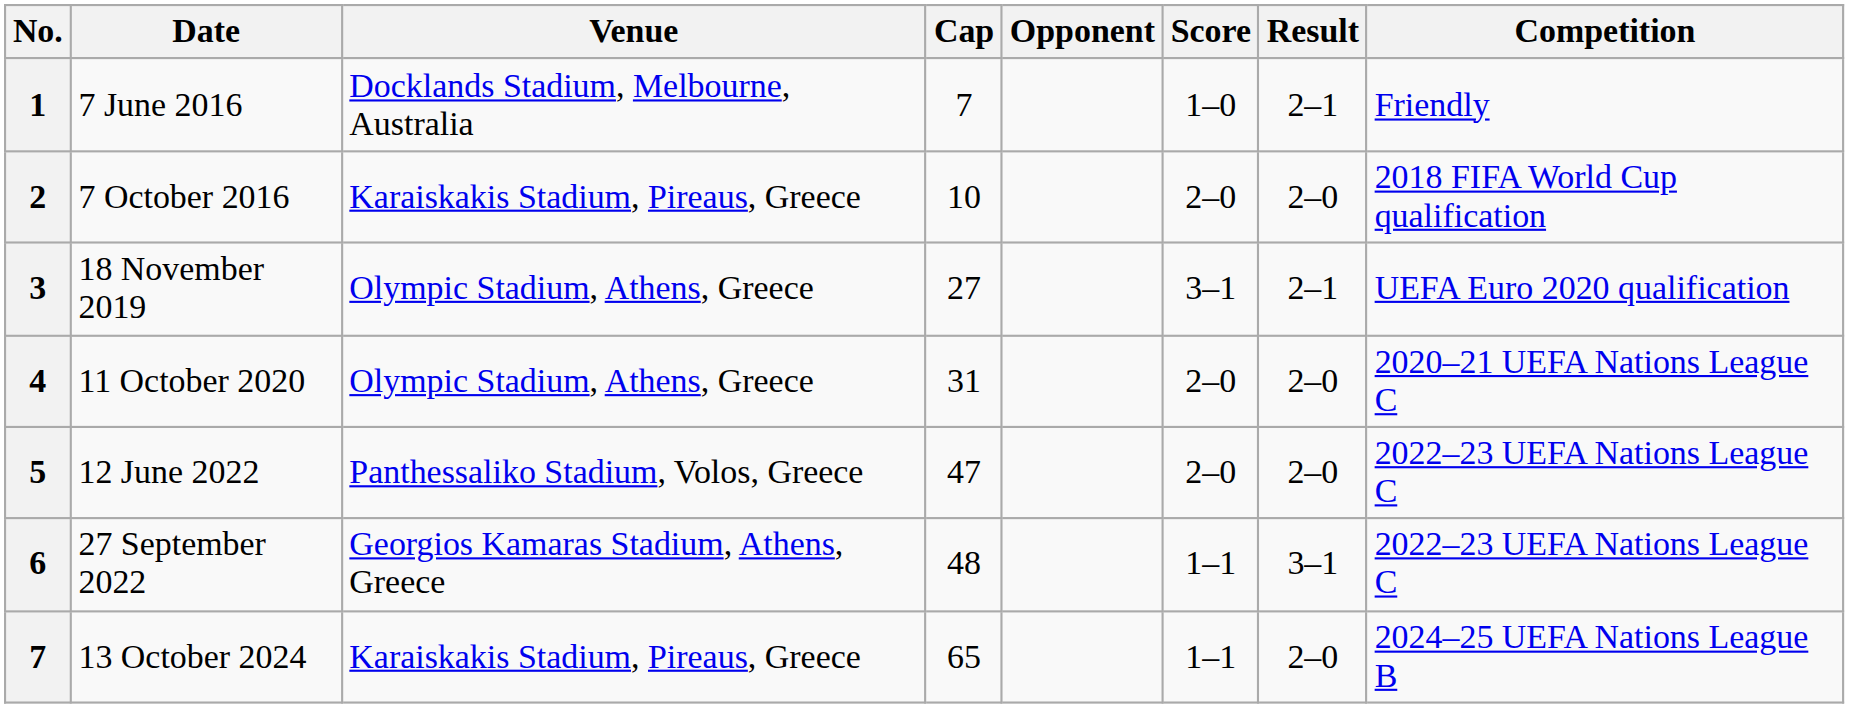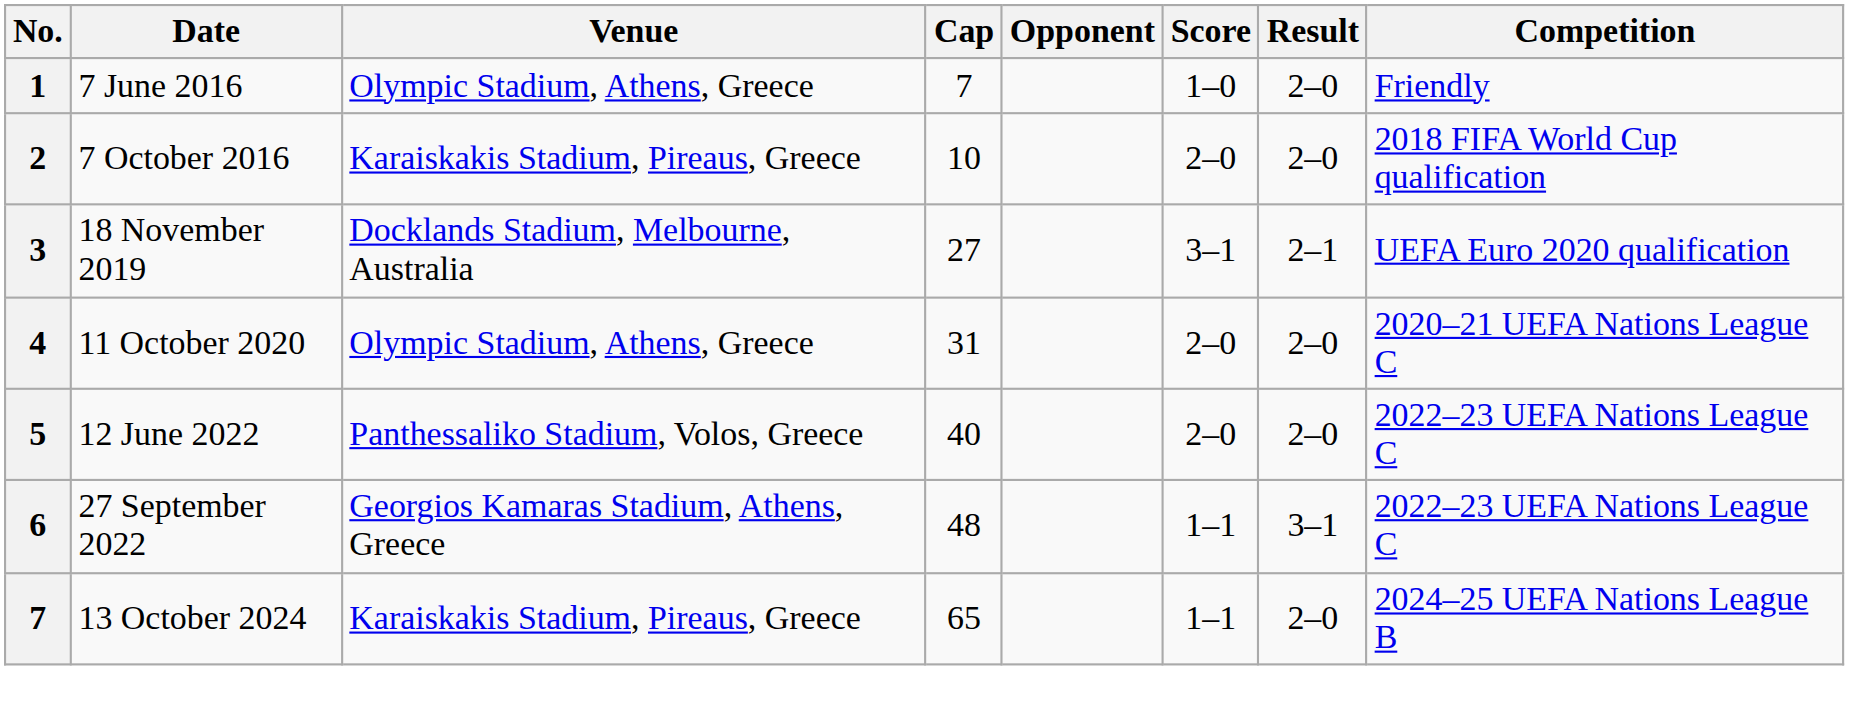(570, 104) Docklands Stadium, Melbourne, Australia -> (582, 85) Olympic Stadium, Athens, Greece
(1313, 104) 2–1 -> (1313, 85) 2–0
(582, 288) Olympic Stadium, Athens, Greece -> (570, 250) Docklands Stadium, Melbourne, Australia
(964, 472) 47 -> (964, 433) 40
